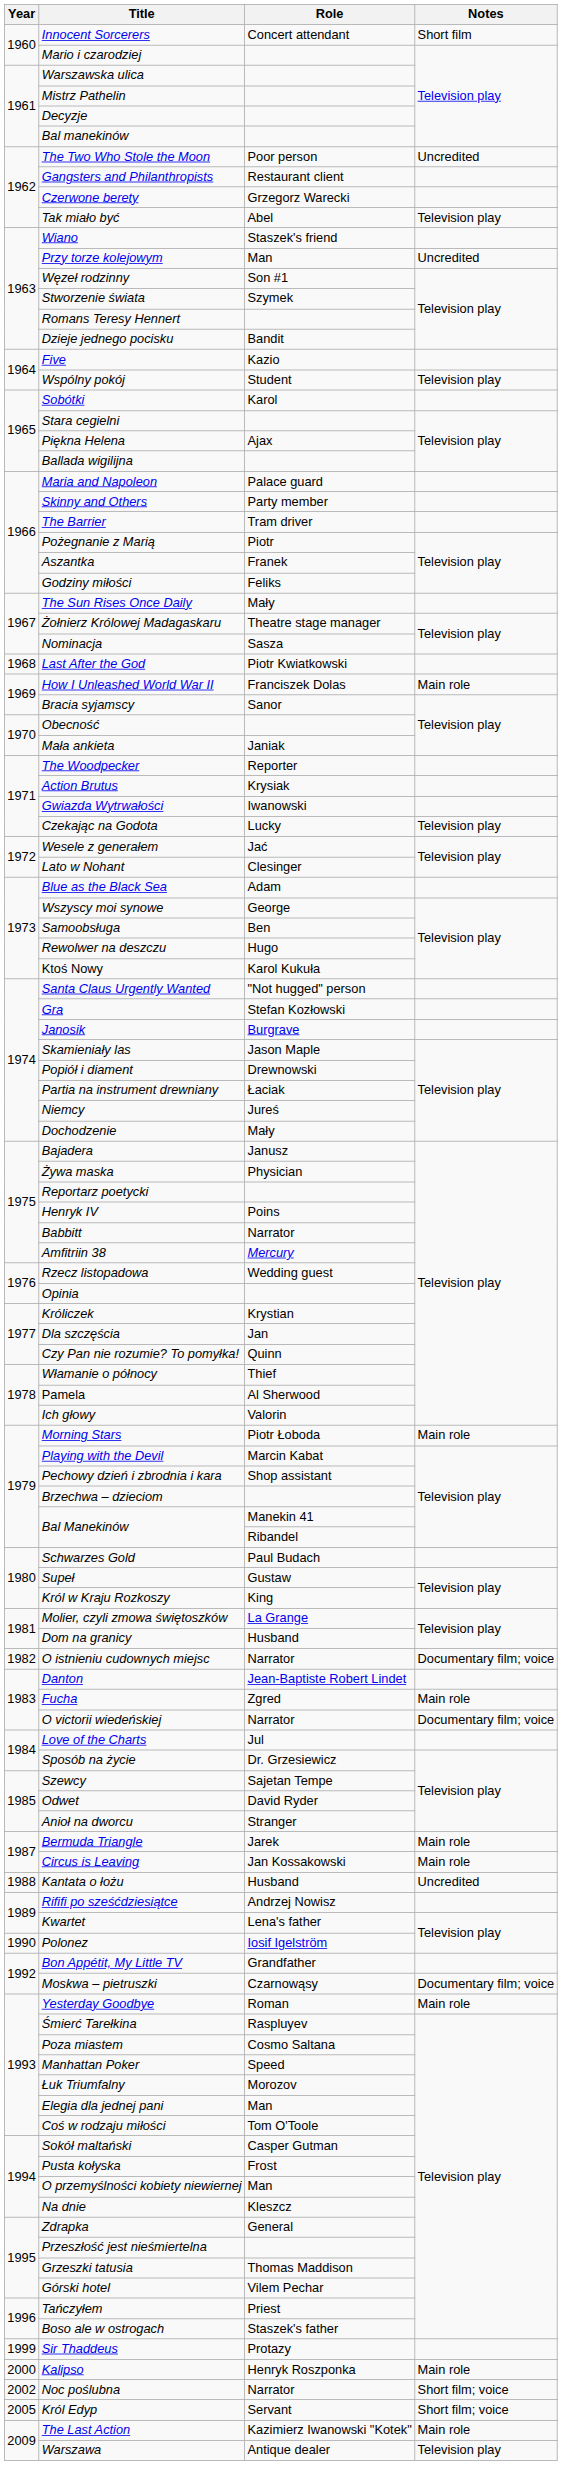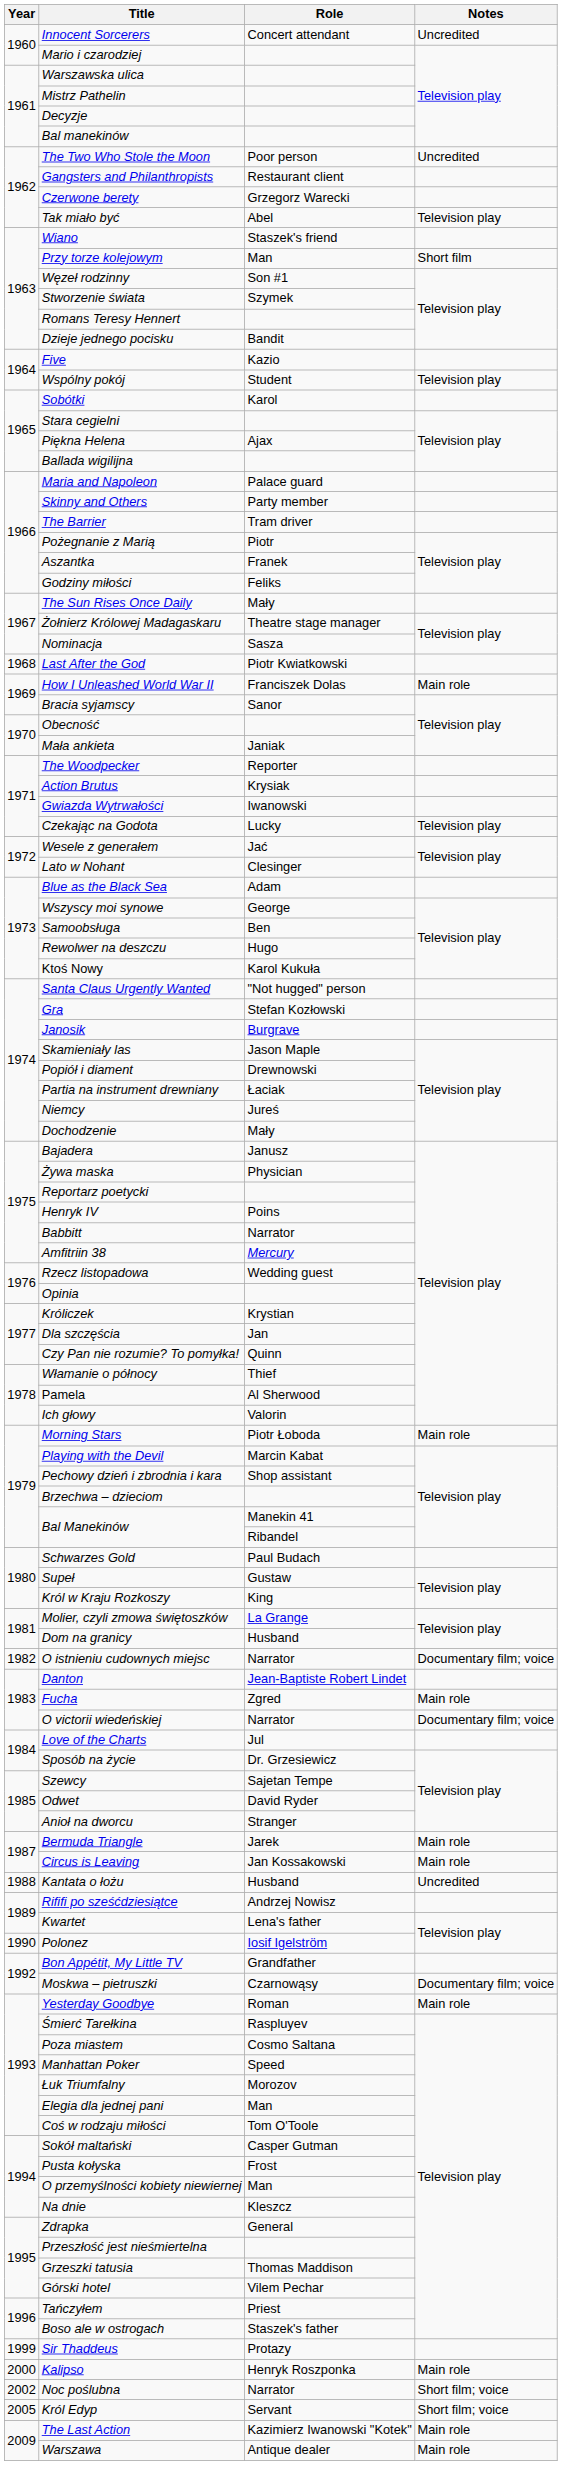(445, 34) Short film -> (449, 34) Uncredited
(449, 258) Uncredited -> (445, 258) Short film
(459, 2450) Television play -> (444, 2450) Main role
